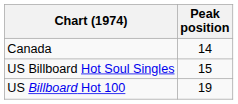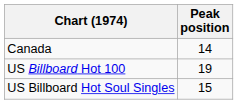rows swapped: (66, 88) <-> (91, 68)
